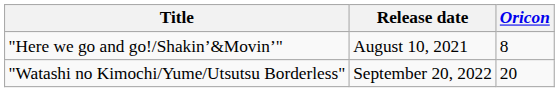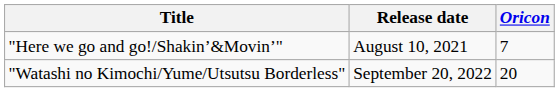(504, 45) 8 -> (504, 45) 7
